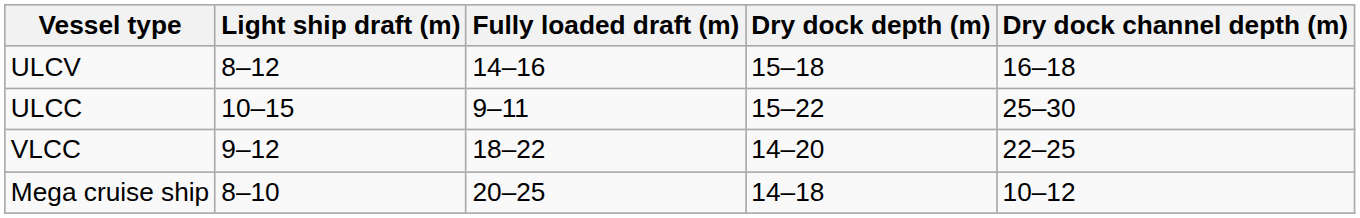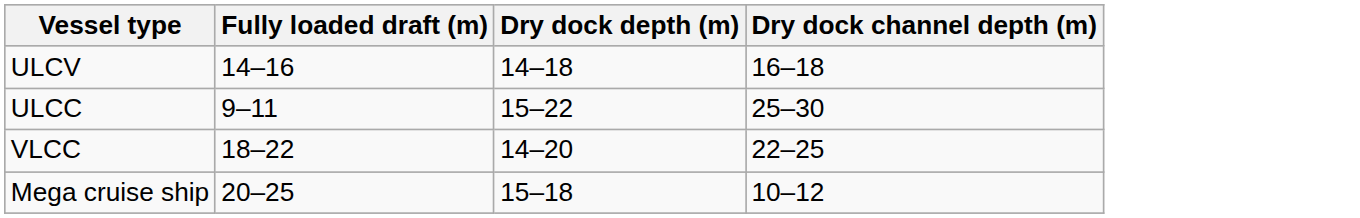- column: (341, 25)
(788, 66) 15–18 -> (537, 66) 14–18
(788, 191) 14–18 -> (537, 191) 15–18
